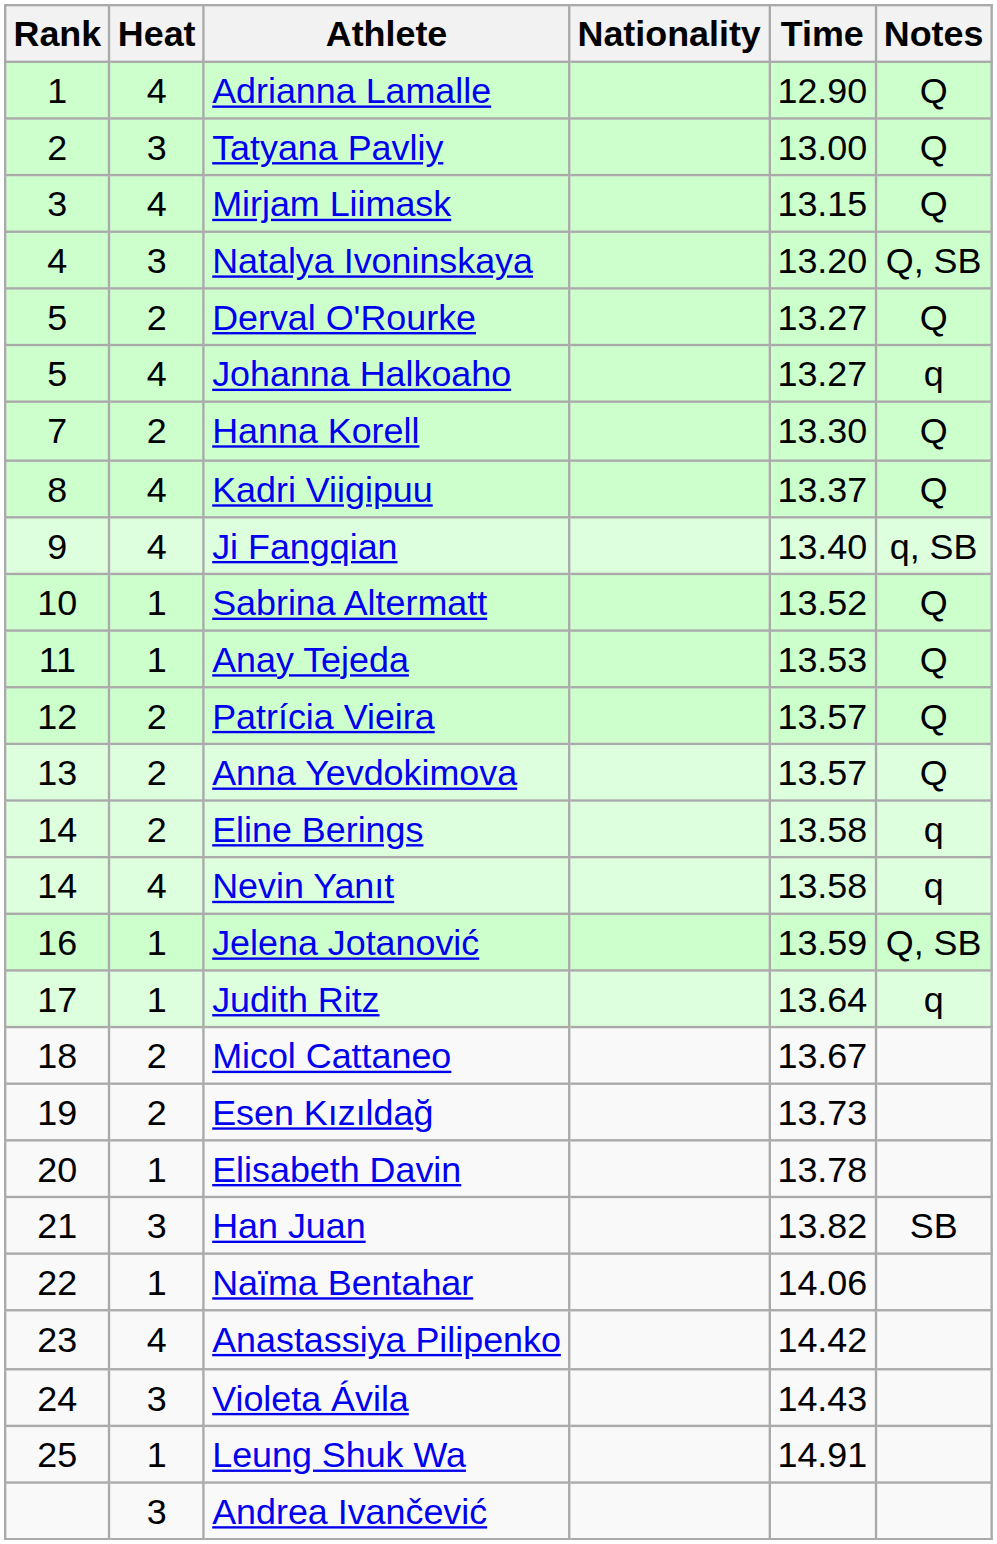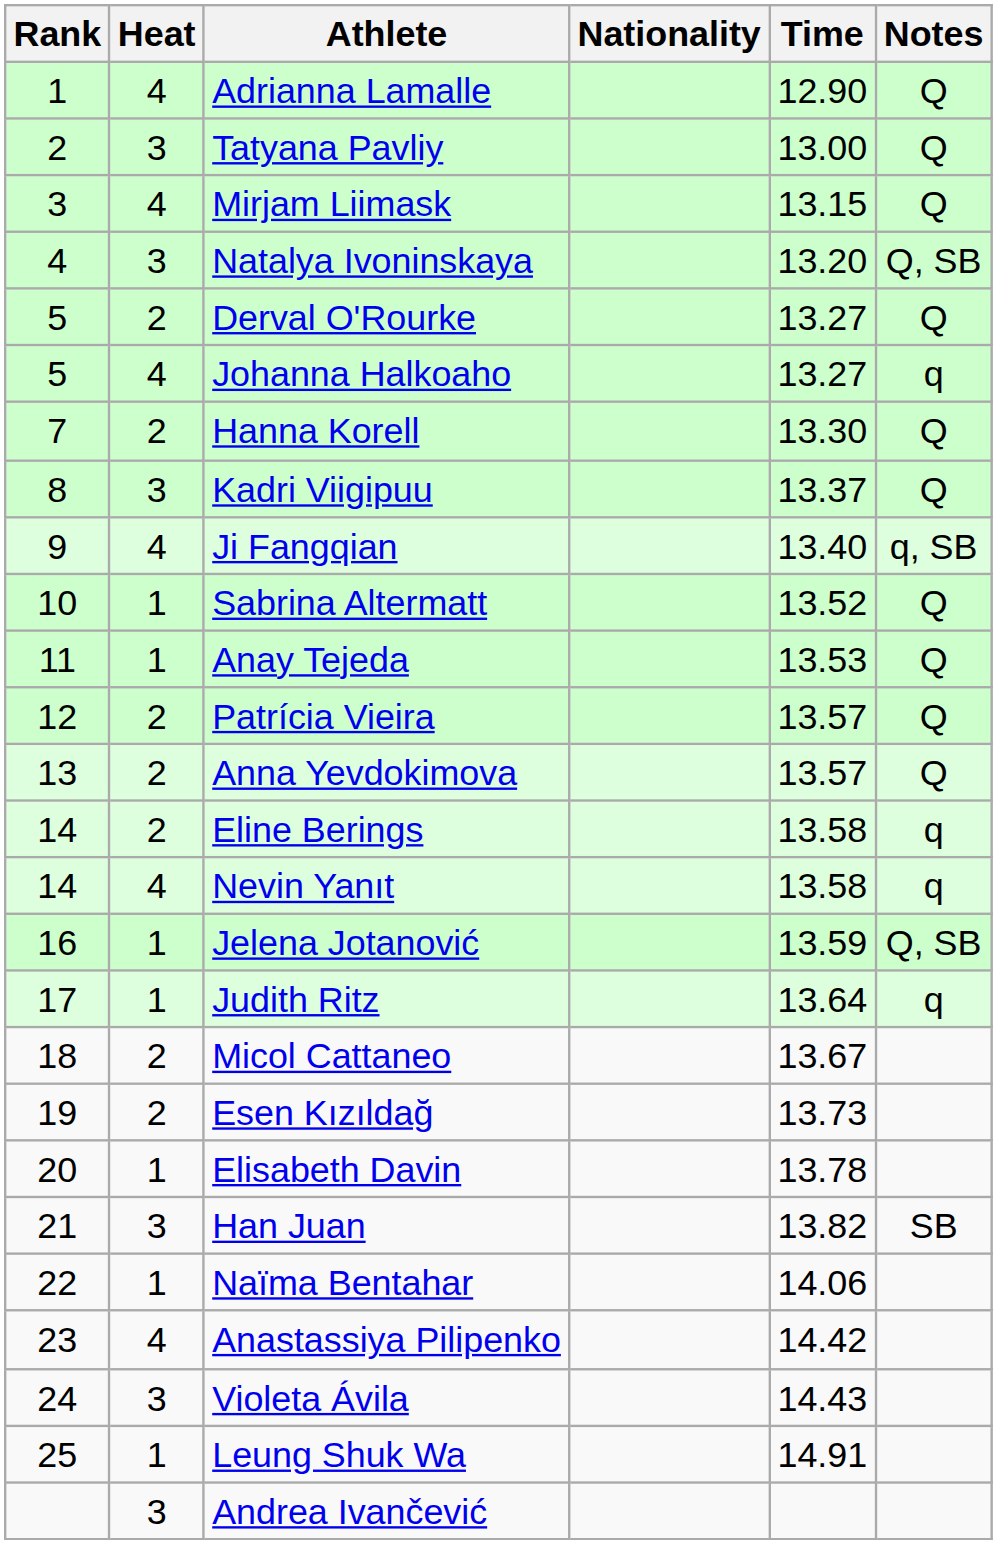(157, 488) 4 -> (157, 488) 3
